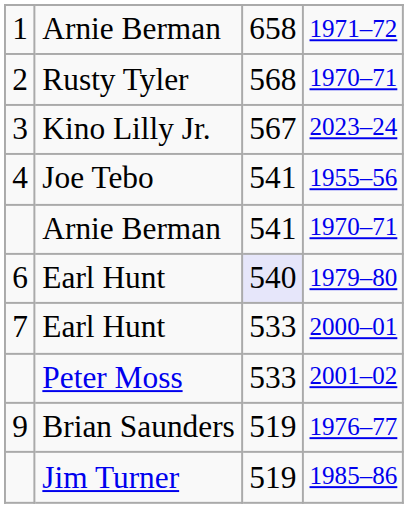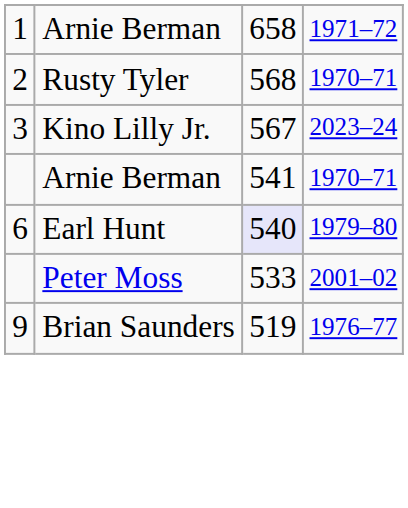- row: (20, 178)
- row: (20, 327)
- row: (20, 477)
